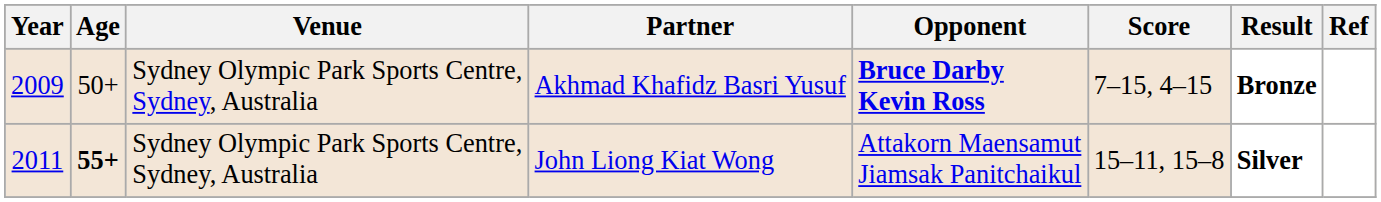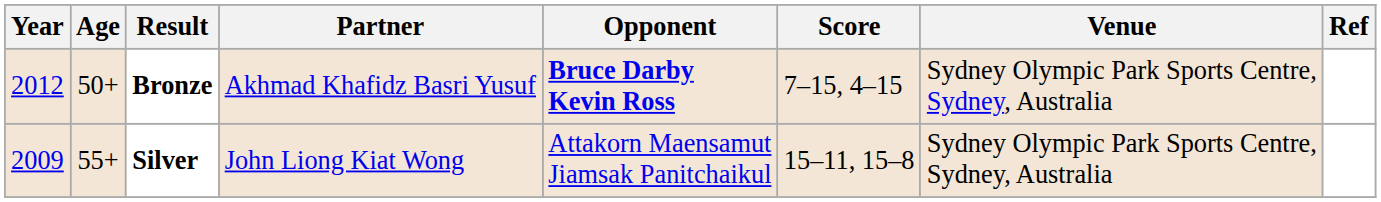columns swapped: (327, 26) <-> (1277, 26)
(37, 85) 2009 -> (37, 85) 2012
(37, 160) 2011 -> (37, 160) 2009
(98, 160) bold -> (98, 160) normal
